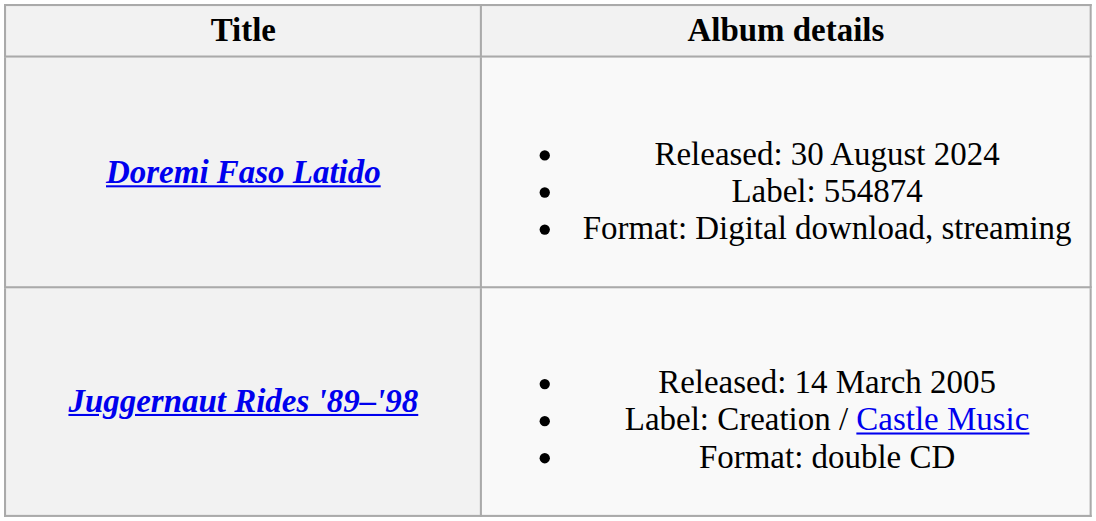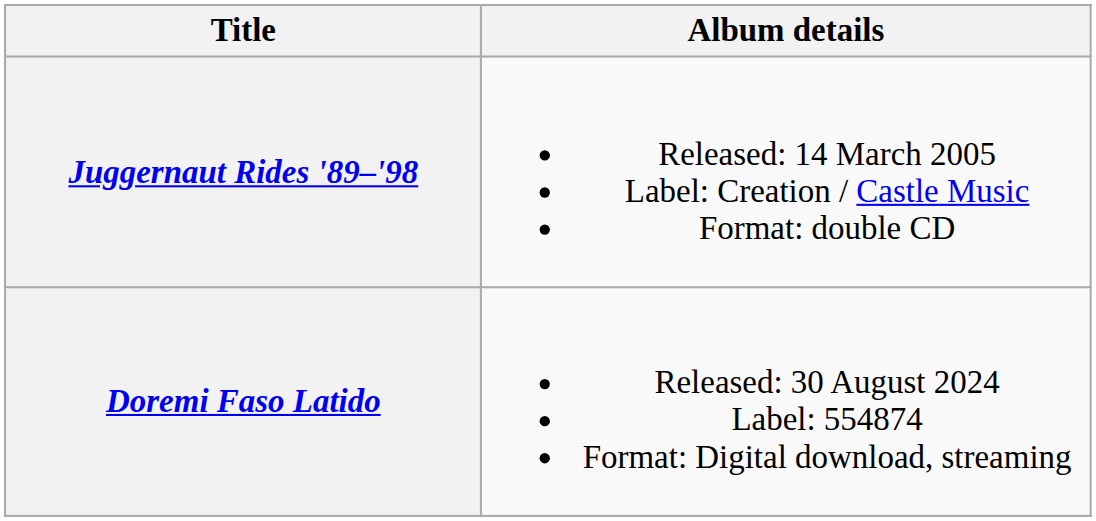rows swapped: (243, 400) <-> (243, 171)
